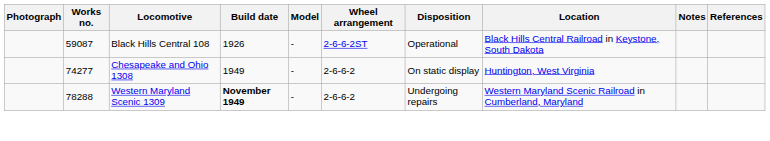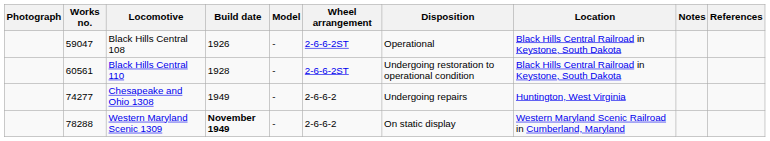(79, 44) 59087 -> (79, 44) 59047
+ row: (148, 70)
(443, 70) On static display -> (426, 97) Undergoing repairs
(433, 97) Undergoing repairs -> (420, 123) On static display
